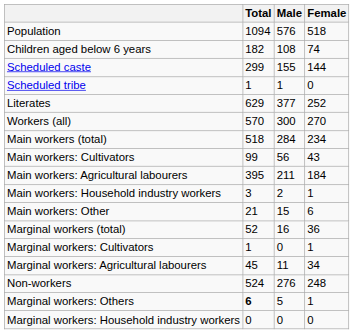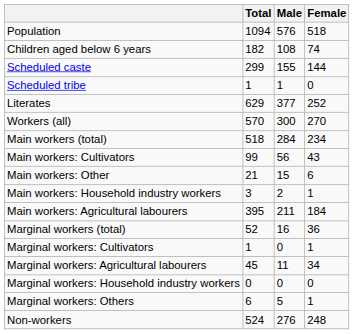rows swapped: (97, 175) <-> (58, 211)
rows swapped: (123, 319) <-> (39, 283)
(248, 301) bold -> (248, 301) normal
